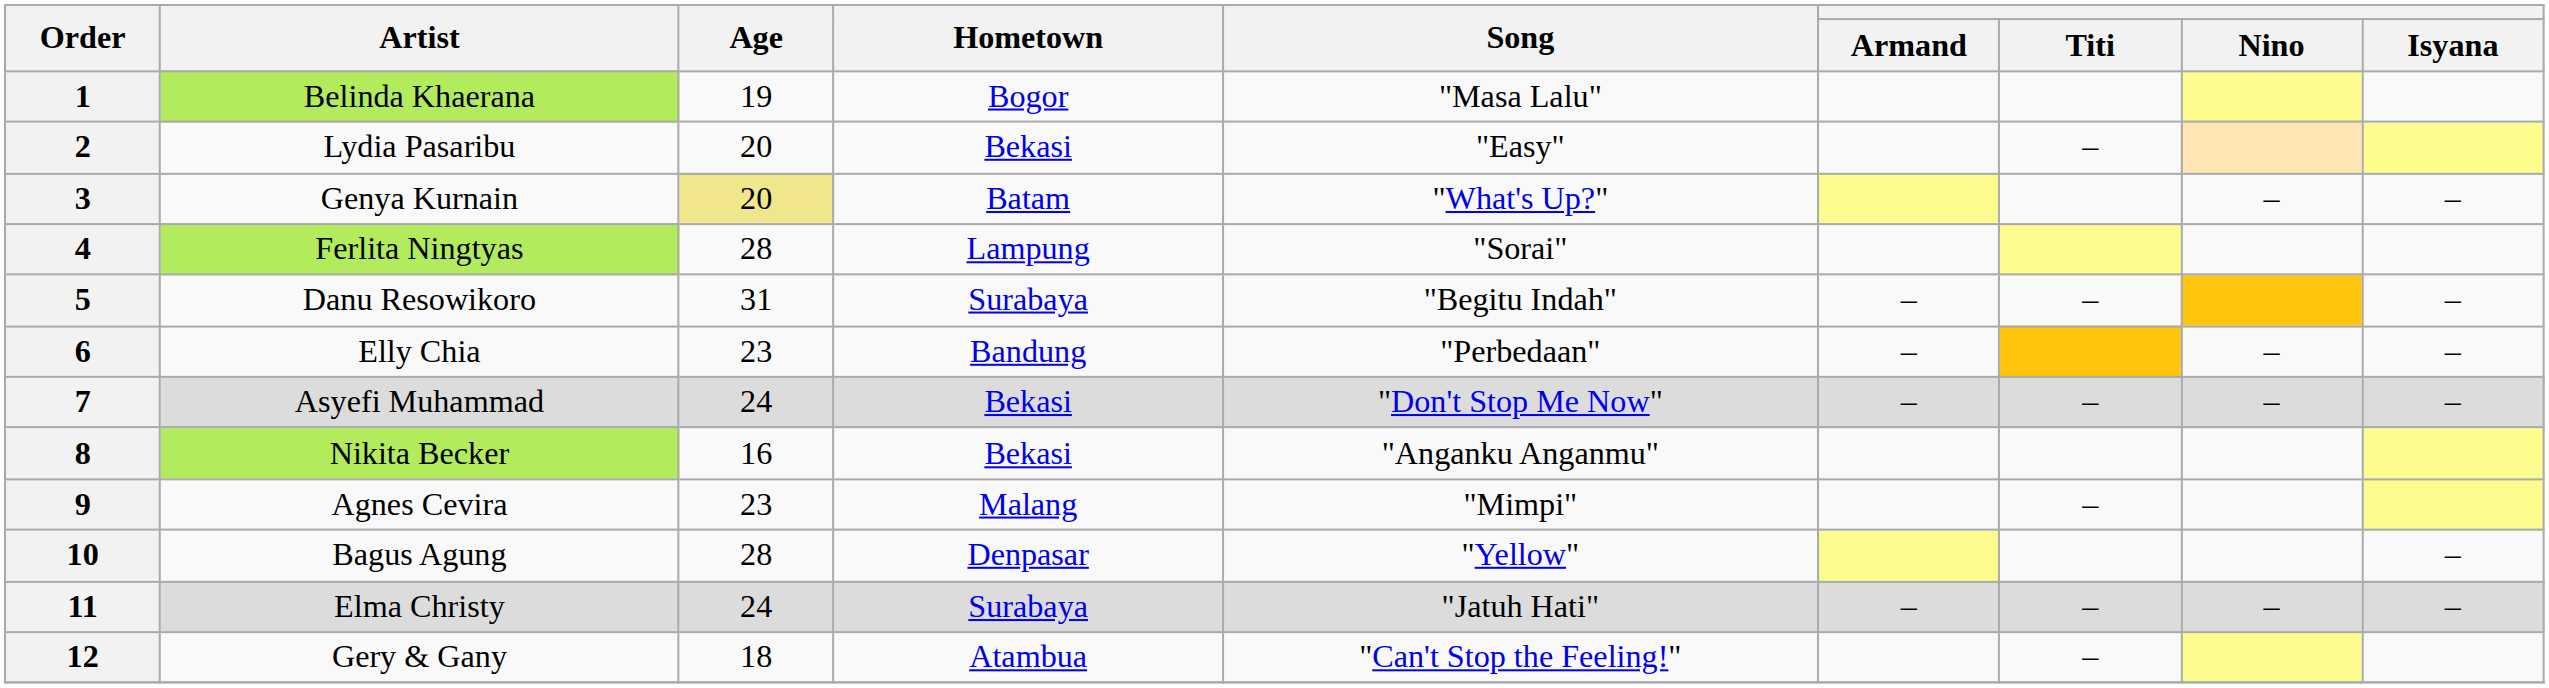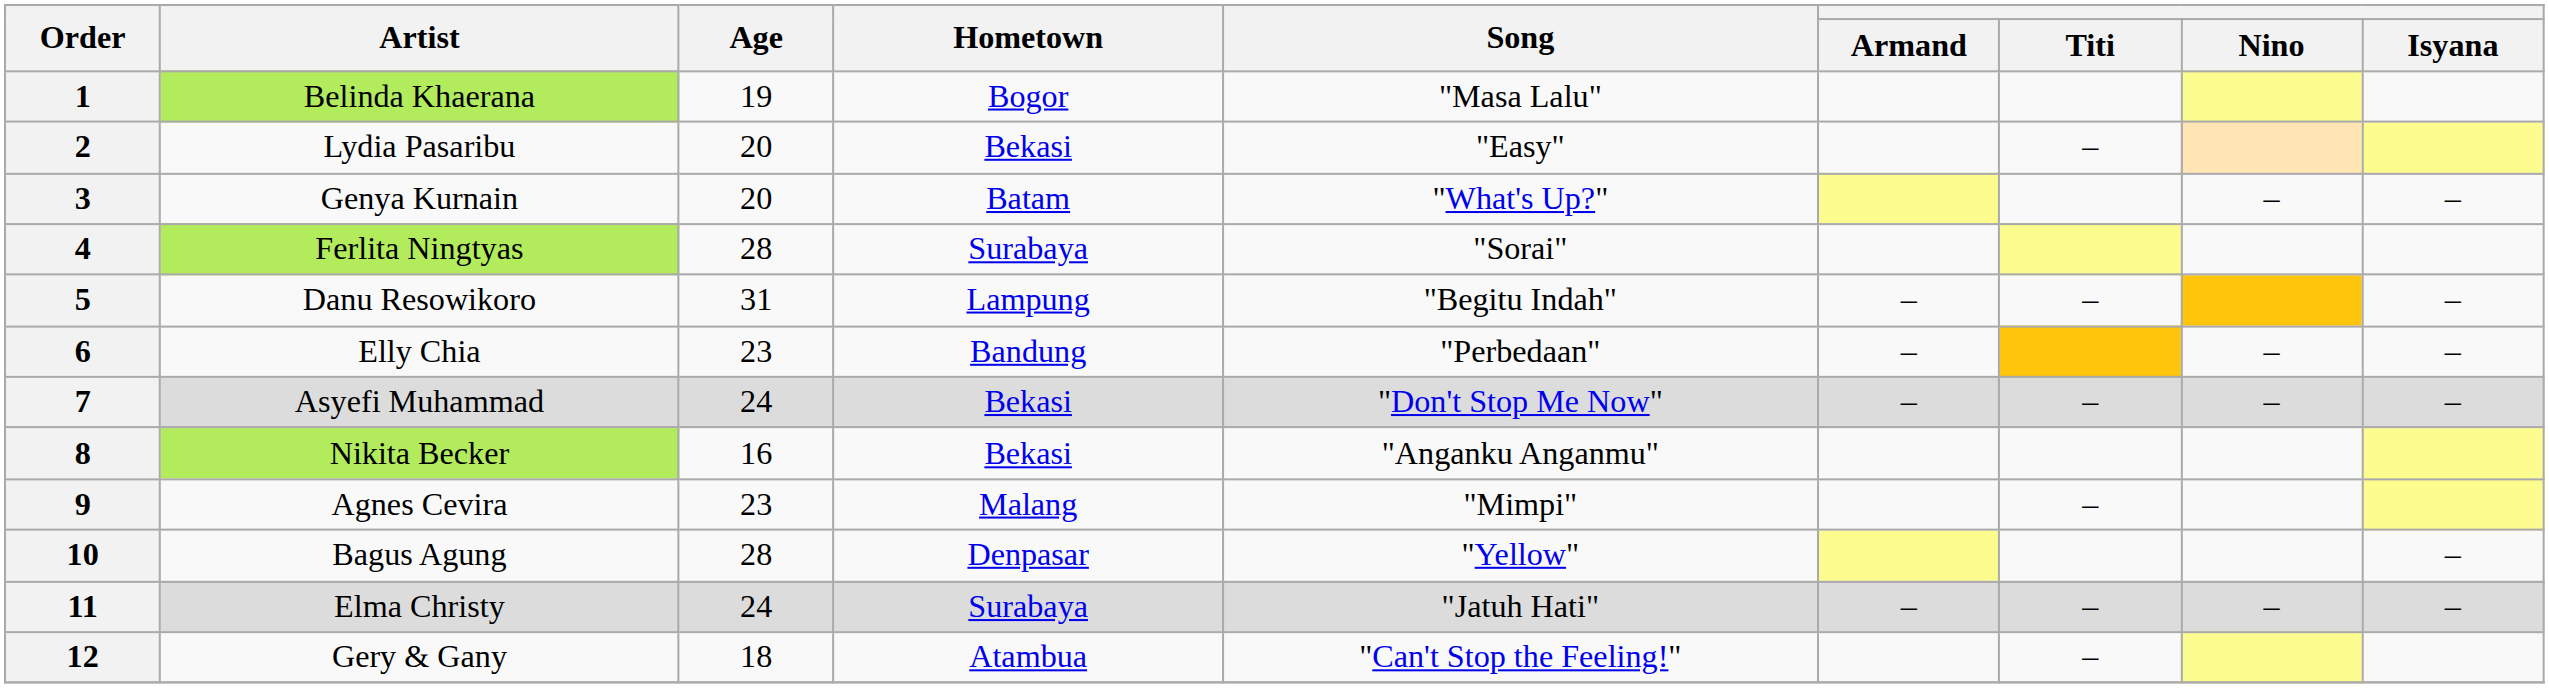(756, 197) khaki background -> (756, 197) no background
(1028, 248) Lampung -> (1028, 248) Surabaya
(1028, 299) Surabaya -> (1028, 299) Lampung
